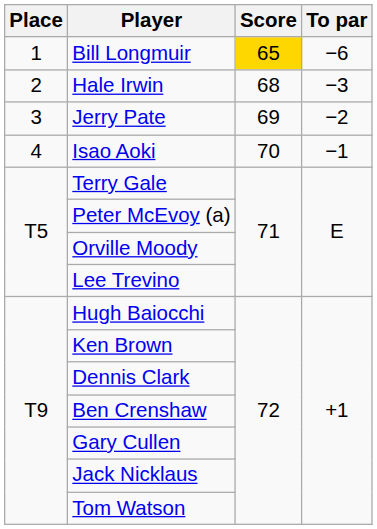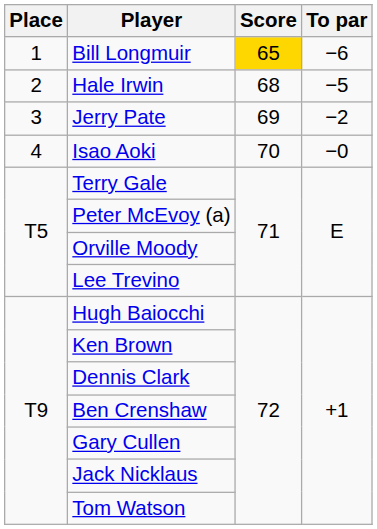(337, 85) −3 -> (337, 85) −5
(337, 150) −1 -> (337, 150) −0
